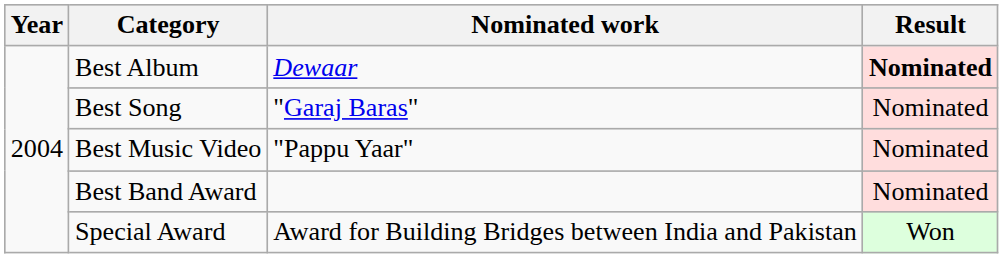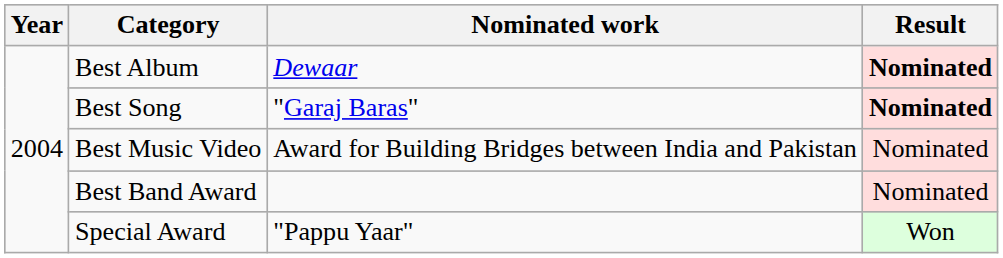(931, 107) normal -> (931, 107) bold
(343, 149) "Pappu Yaar" -> (565, 149) Award for Building Bridges between India and Pakistan
(565, 231) Award for Building Bridges between India and Pakistan -> (343, 231) "Pappu Yaar"
